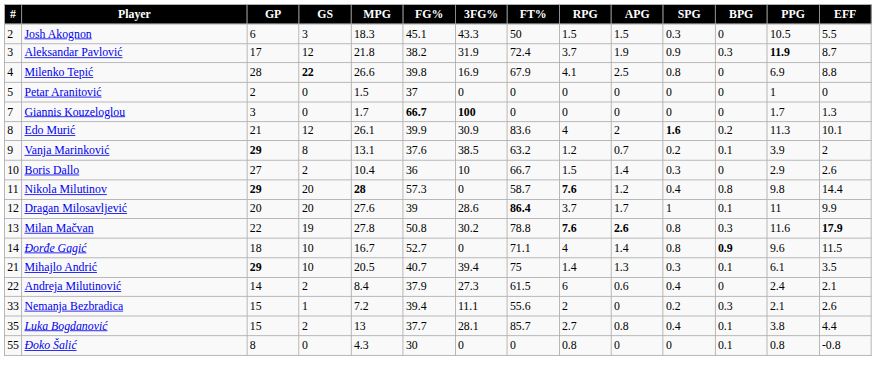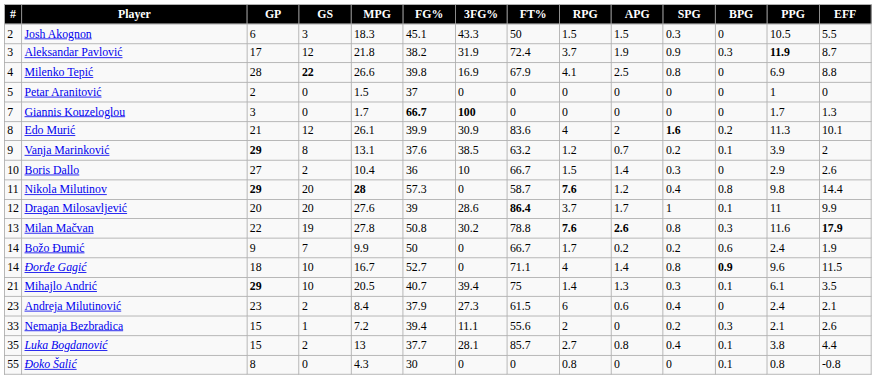+ row: (55, 248)
(13, 287) 22 -> (13, 306) 23
(256, 287) 14 -> (256, 306) 23
